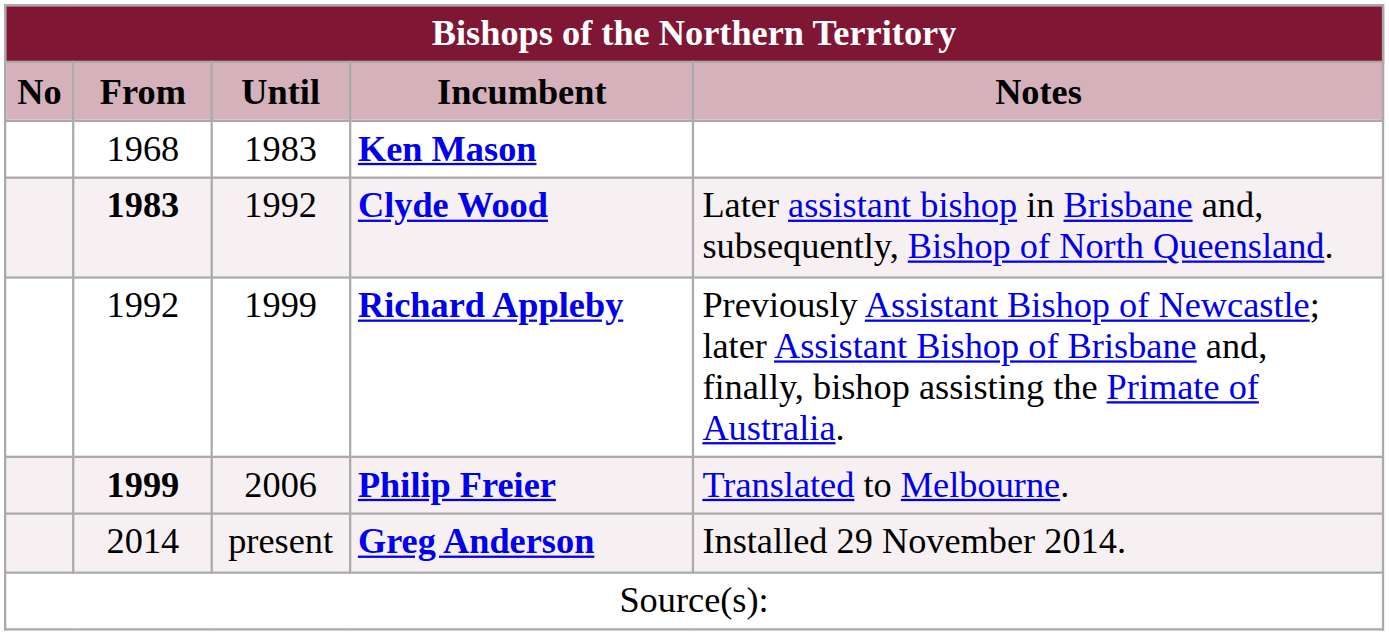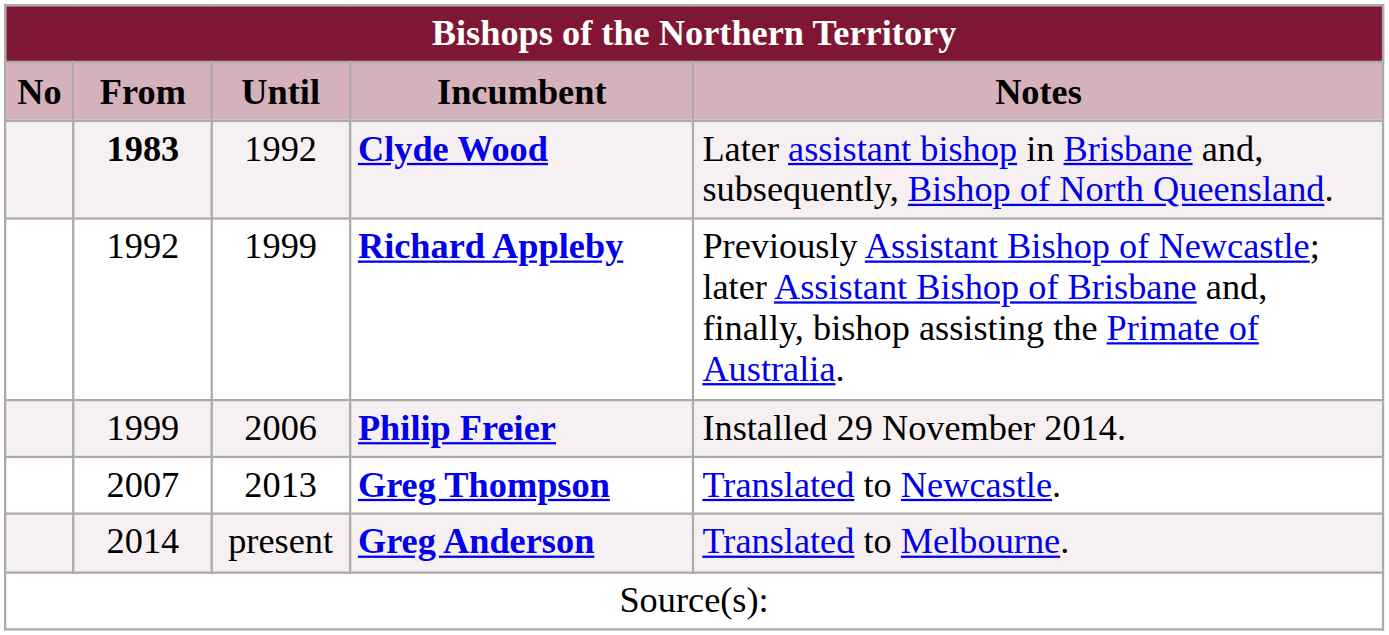- row: (447, 148)
(143, 484) bold -> (143, 427) normal
(886, 484) Translated to Melbourne. -> (914, 427) Installed 29 November 2014.
+ row: (484, 484)
(914, 542) Installed 29 November 2014. -> (886, 542) Translated to Melbourne.
